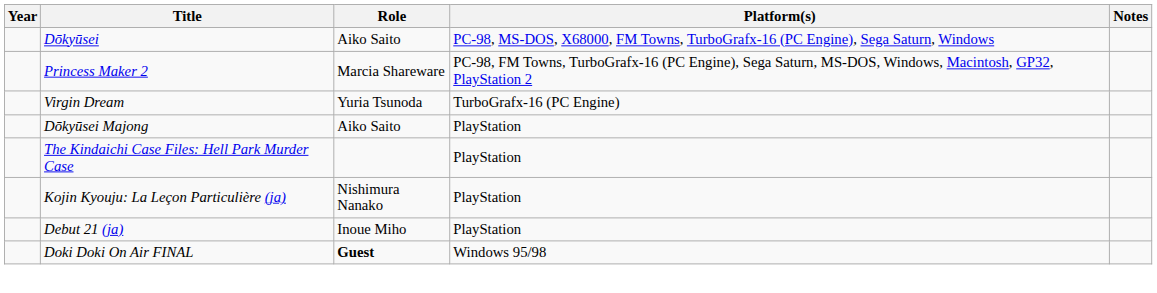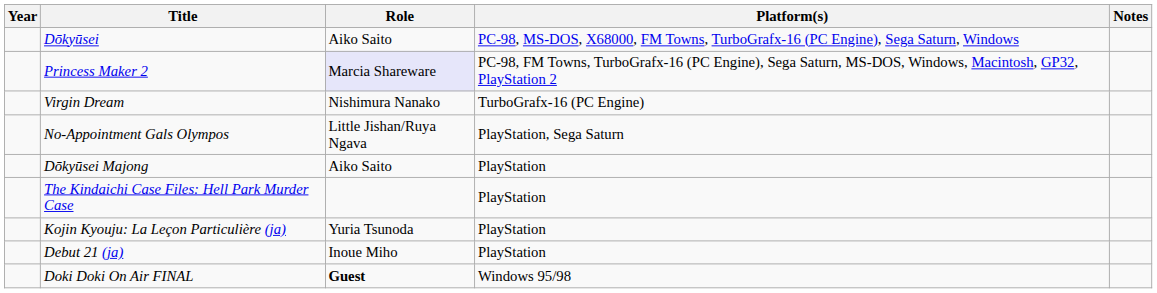(391, 71) no background -> (382, 71) lavender background
(380, 102) Yuria Tsunoda -> (384, 102) Nishimura Nanako
+ row: (136, 134)
(368, 197) Nishimura Nanako -> (371, 229) Yuria Tsunoda
